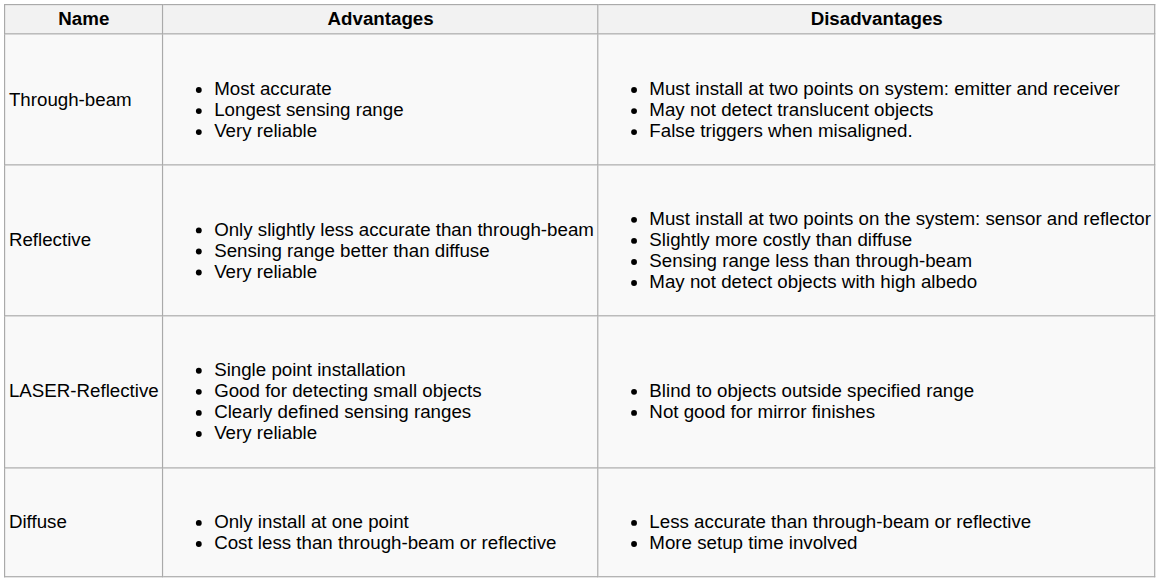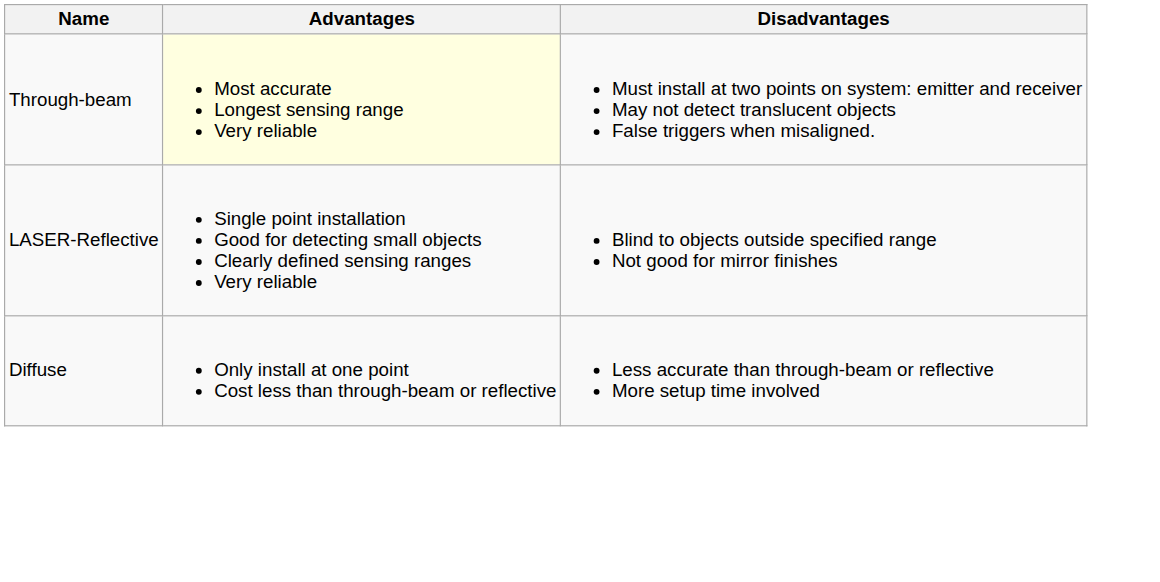(381, 110) no background -> (362, 110) lightyellow background
- row: (50, 240)
